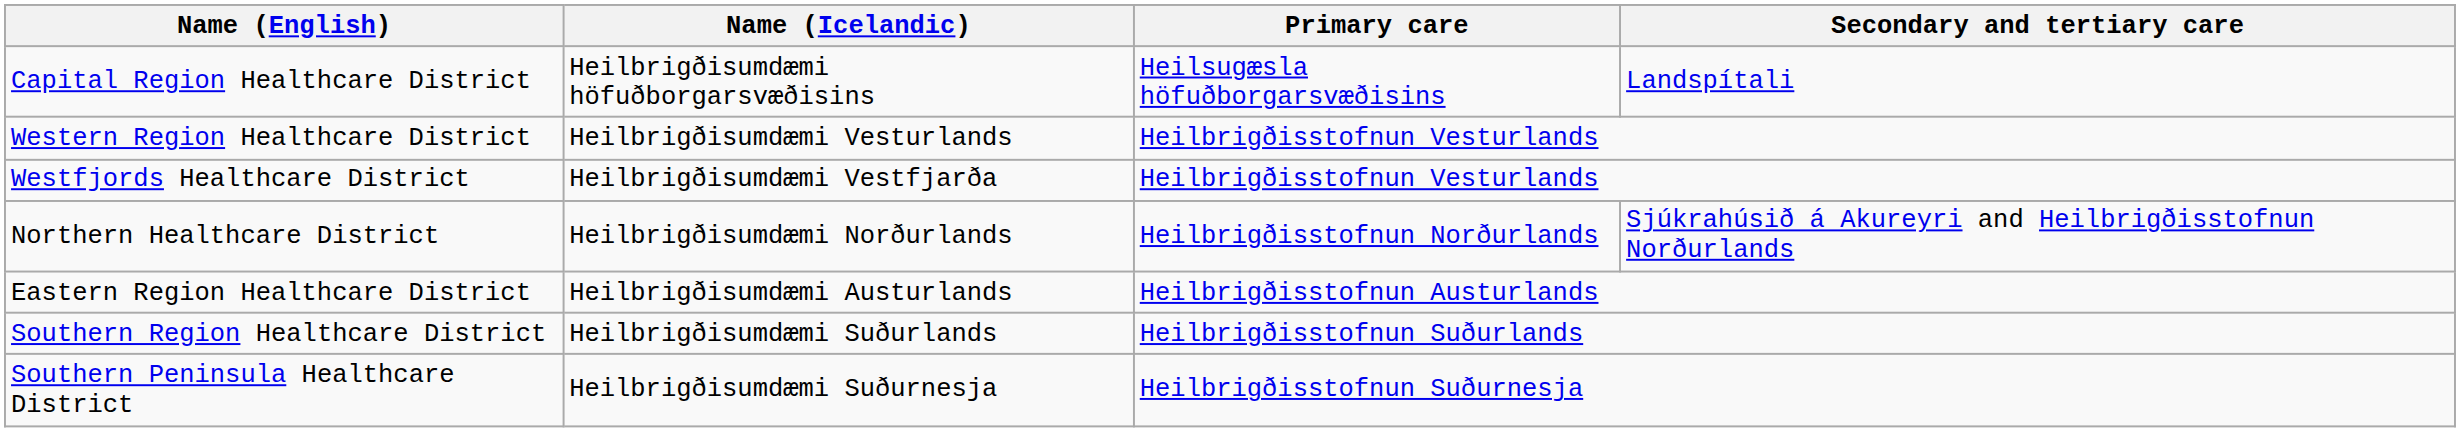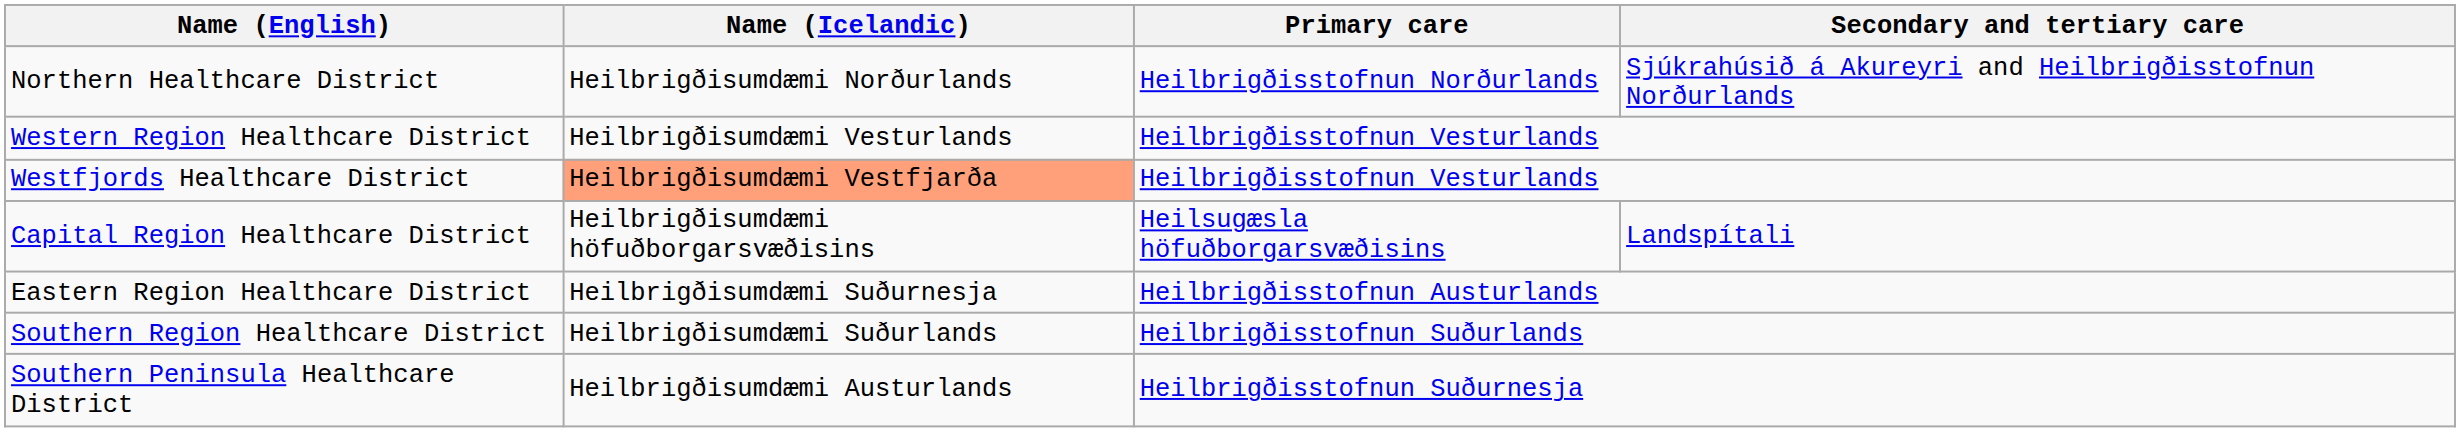rows swapped: (271, 82) <-> (225, 236)
(783, 180) no background -> (783, 180) lightsalmon background
(791, 292) Heilbrigðisumdæmi Austurlands -> (783, 292) Heilbrigðisumdæmi Suðurnesja
(783, 390) Heilbrigðisumdæmi Suðurnesja -> (791, 390) Heilbrigðisumdæmi Austurlands
